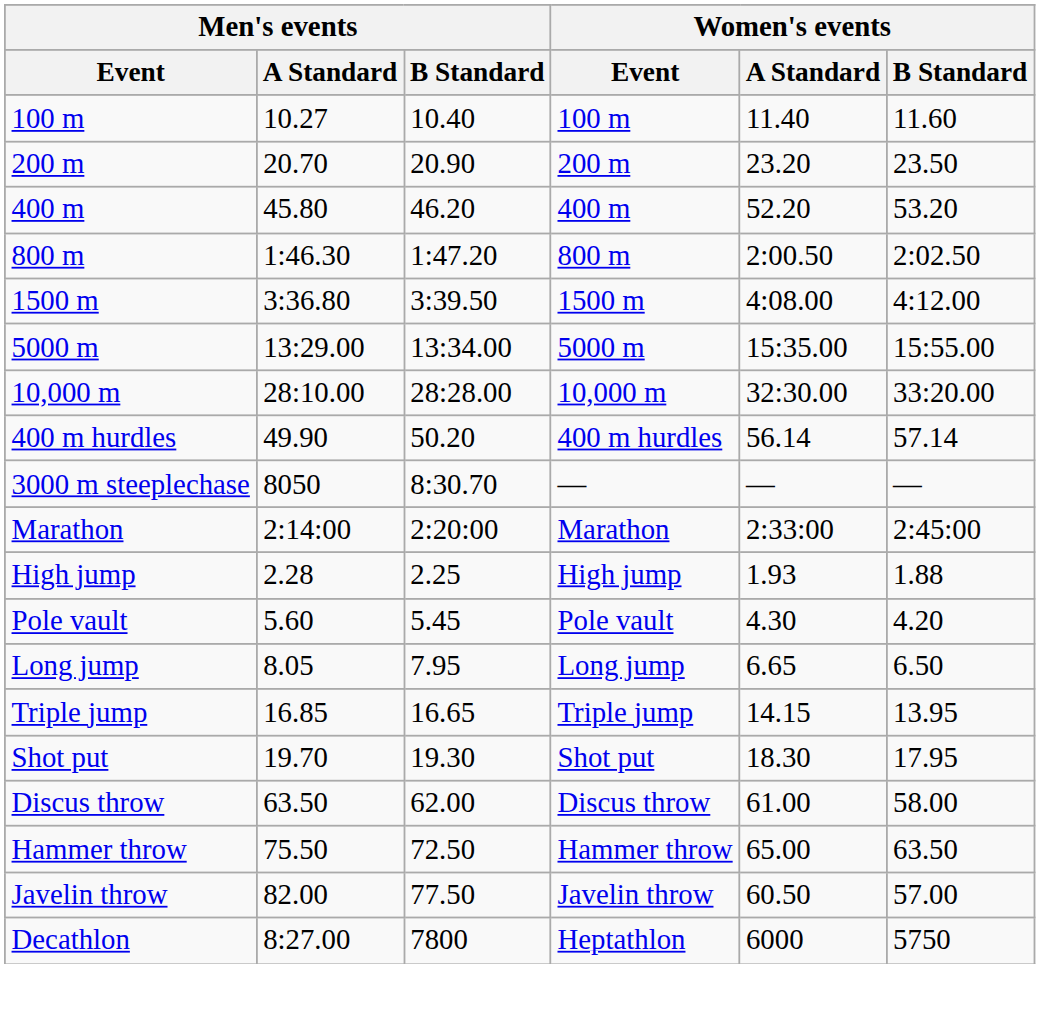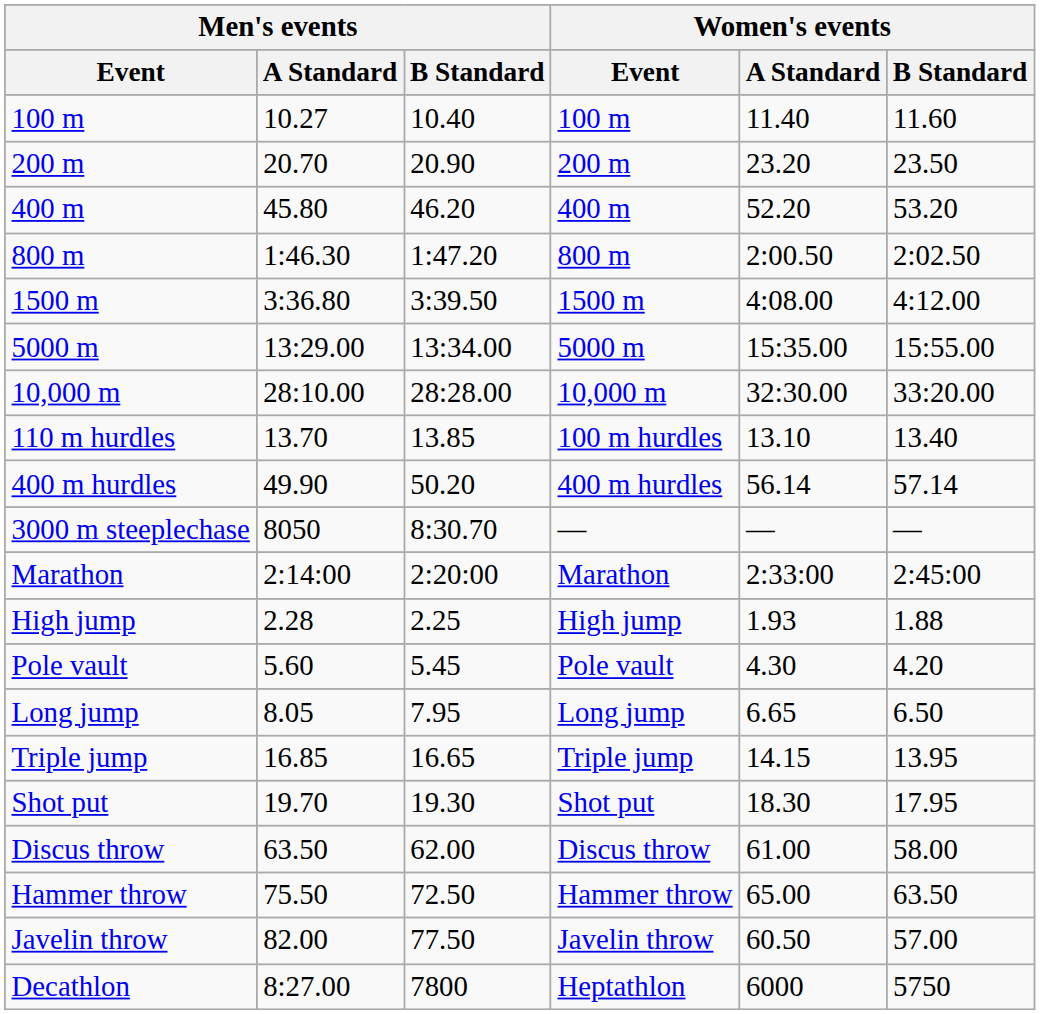+ row: (93, 437)
